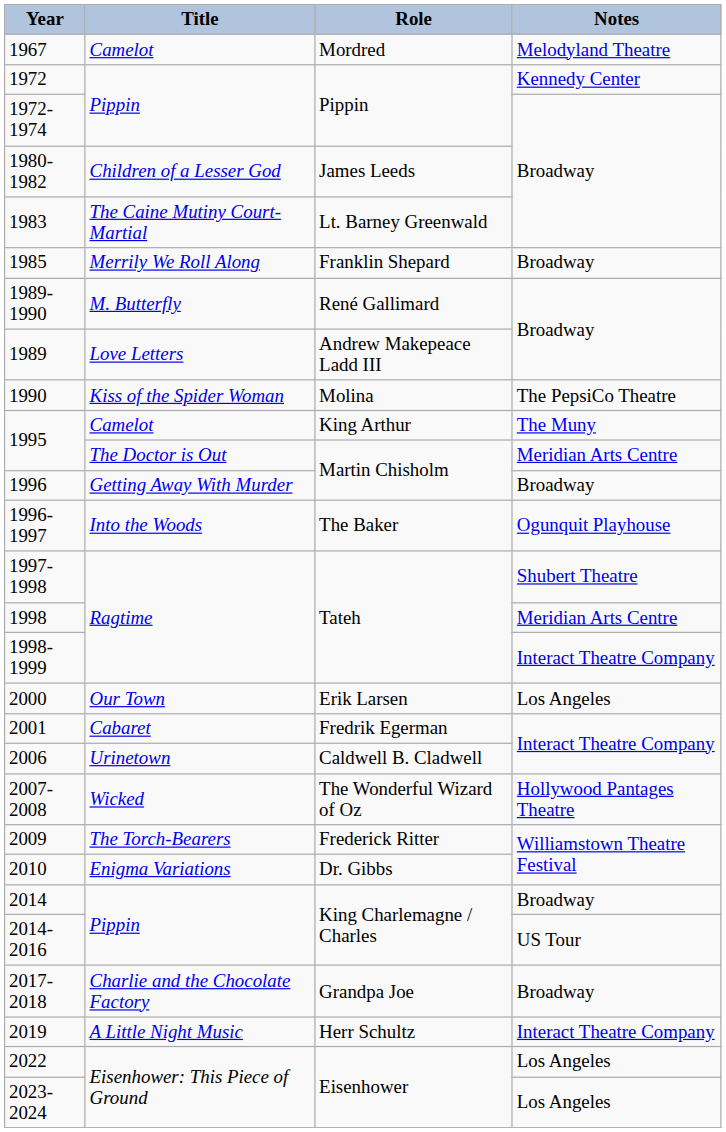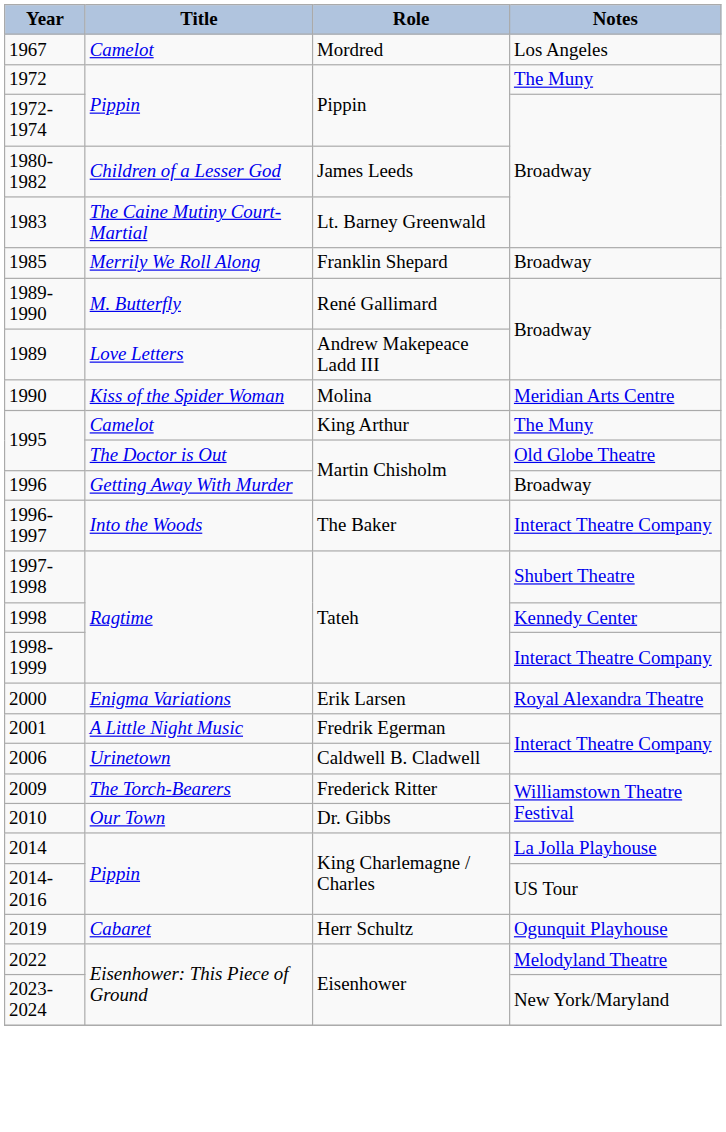(593, 49) Melodyland Theatre -> (561, 49) Los Angeles
(578, 79) Kennedy Center -> (554, 79) The Muny
(596, 395) The PepsiCo Theatre -> (594, 395) Meridian Arts Centre
(597, 455) Meridian Arts Centre -> (585, 455) Old Globe Theatre
(594, 525) Ogunquit Playhouse -> (613, 525) Interact Theatre Company
(597, 617) Meridian Arts Centre -> (576, 617) Kennedy Center
(127, 698) Our Town -> (160, 698) Enigma Variations
(564, 698) Los Angeles -> (609, 698) Royal Alexandra Theatre
(120, 728) Cabaret -> (166, 728) A Little Night Music
- row: (31, 798)
(160, 869) Enigma Variations -> (127, 818) Our Town
(556, 899) Broadway -> (585, 848) La Jolla Playhouse
- row: (31, 991)
(166, 1031) A Little Night Music -> (120, 929) Cabaret
(616, 1031) Interact Theatre Company -> (591, 929) Ogunquit Playhouse
(564, 1061) Los Angeles -> (591, 959) Melodyland Theatre
(564, 1102) Los Angeles -> (592, 999) New York/Maryland
